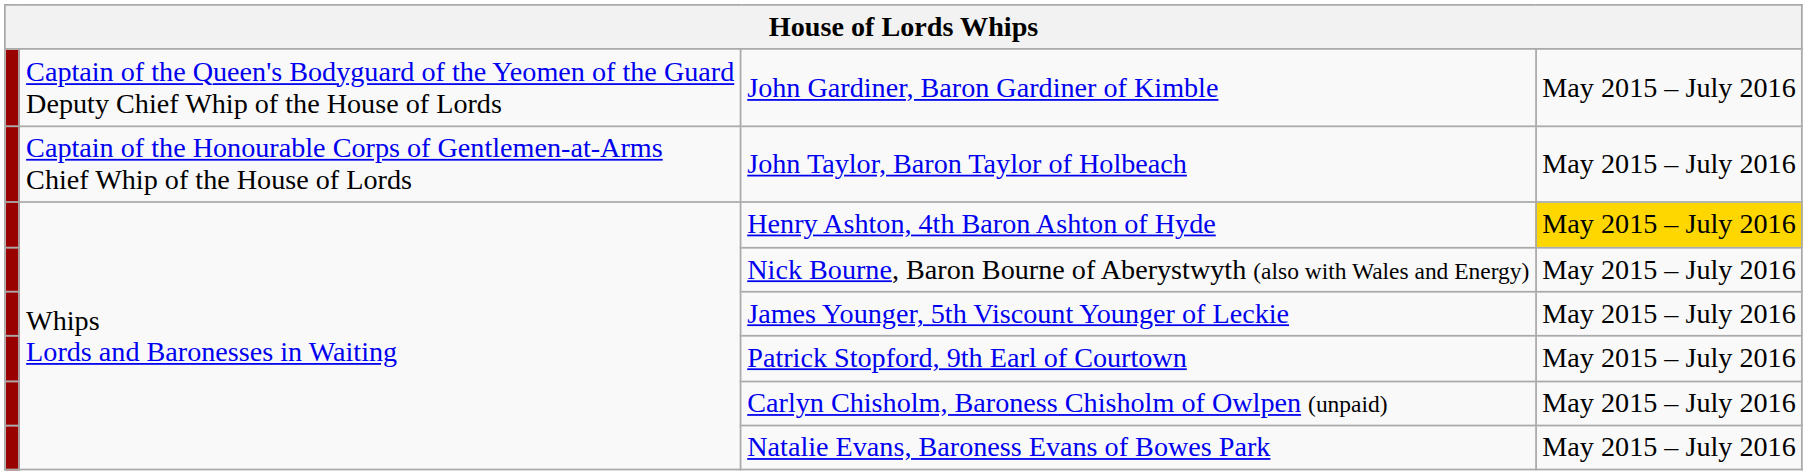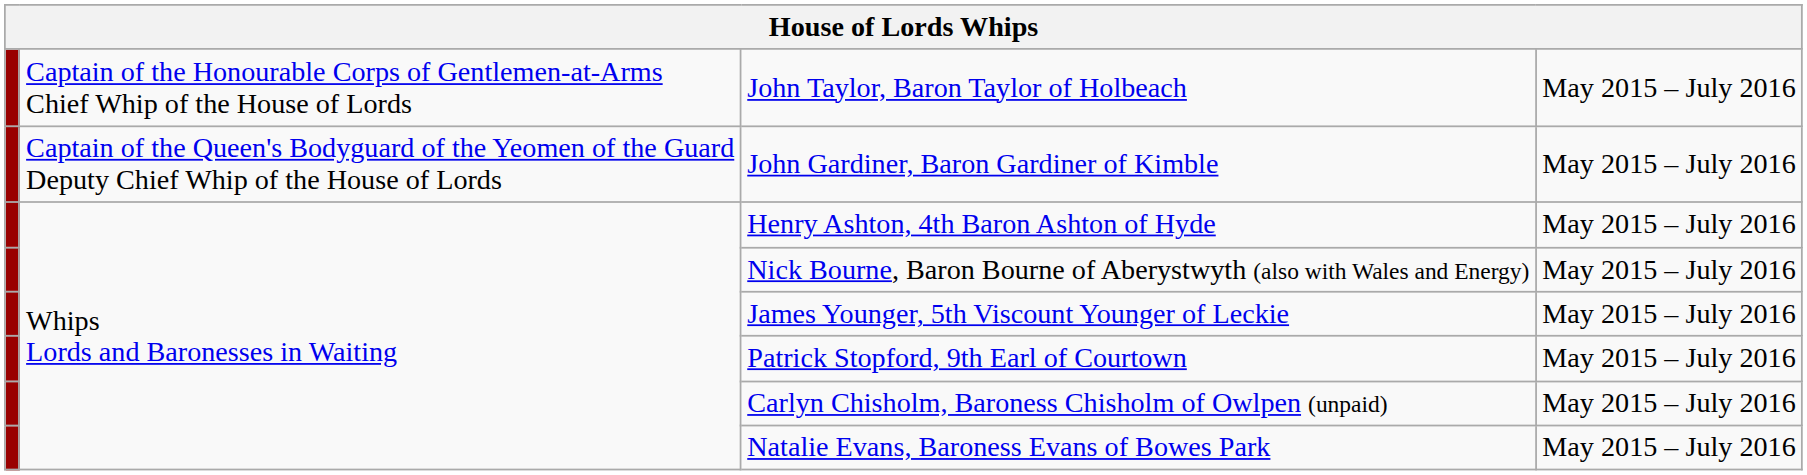rows swapped: (967, 163) <-> (983, 87)
(1669, 224) gold background -> (1669, 224) no background
